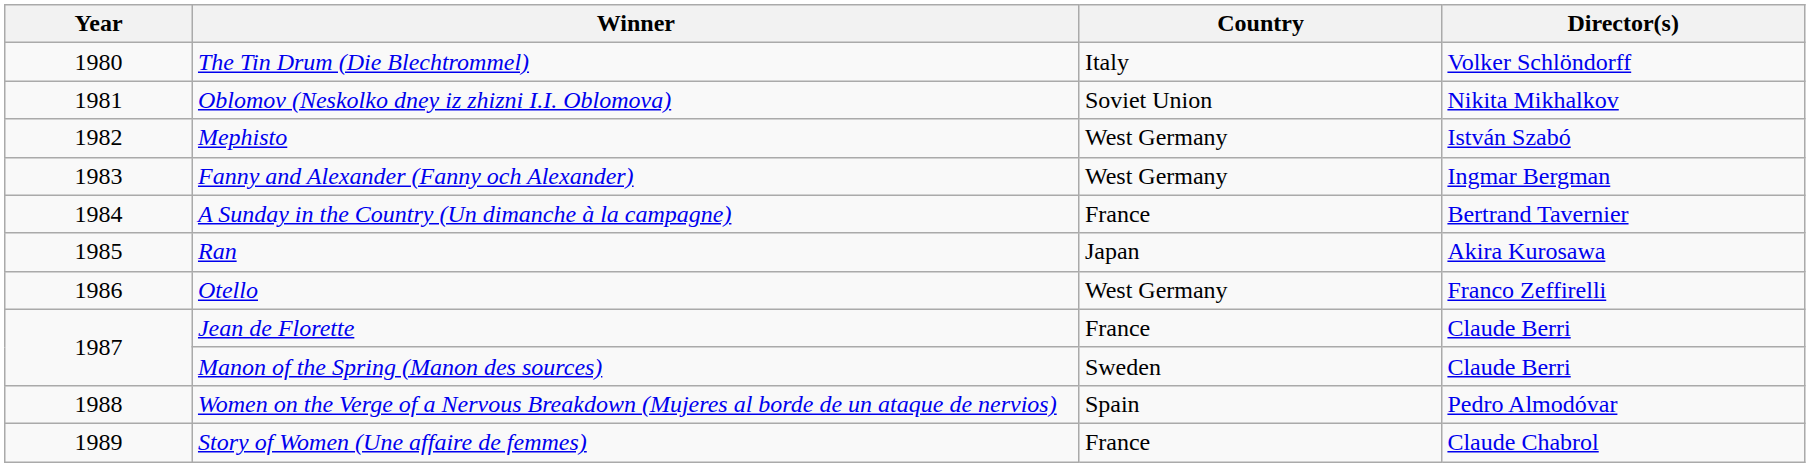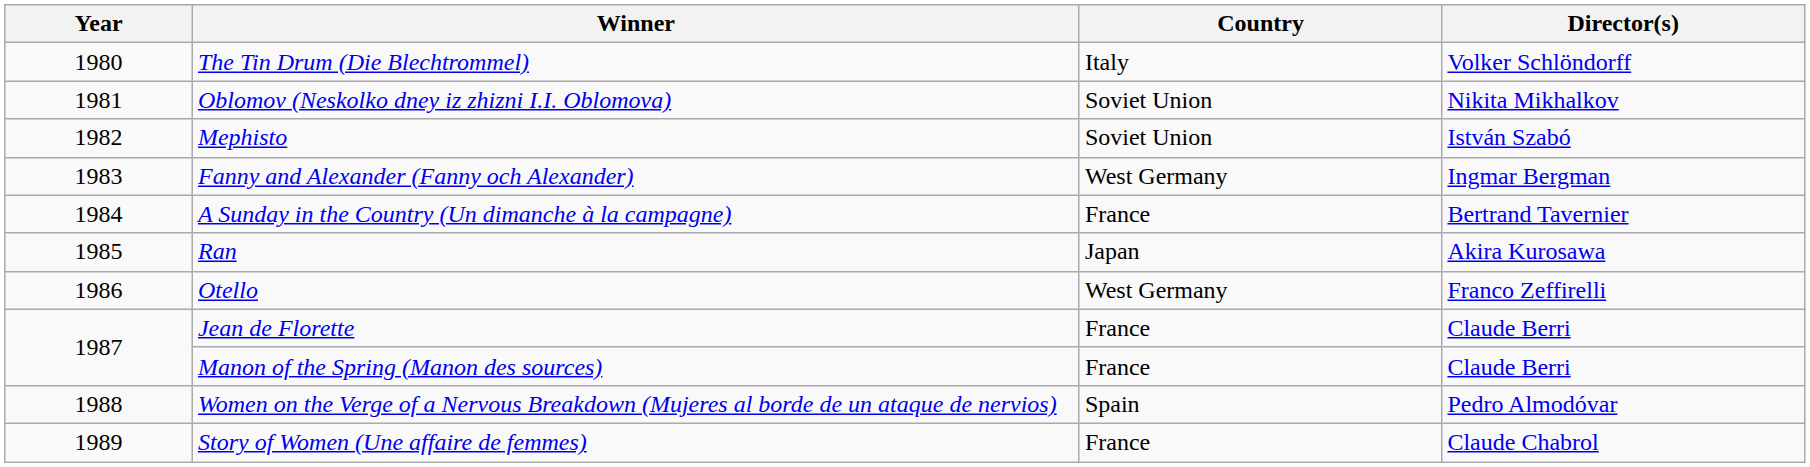(1156, 137) West Germany -> (1149, 137) Soviet Union
(1123, 366) Sweden -> (1118, 366) France
